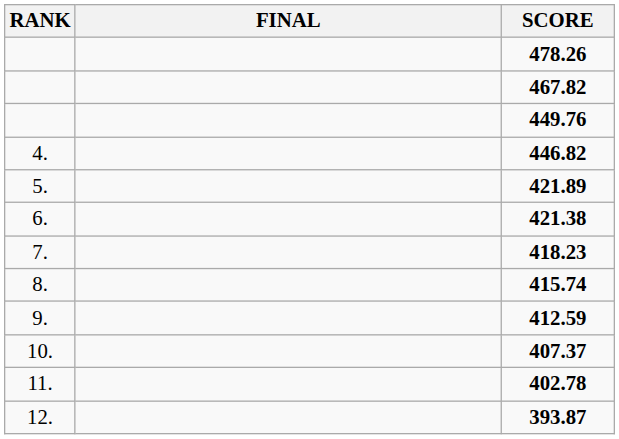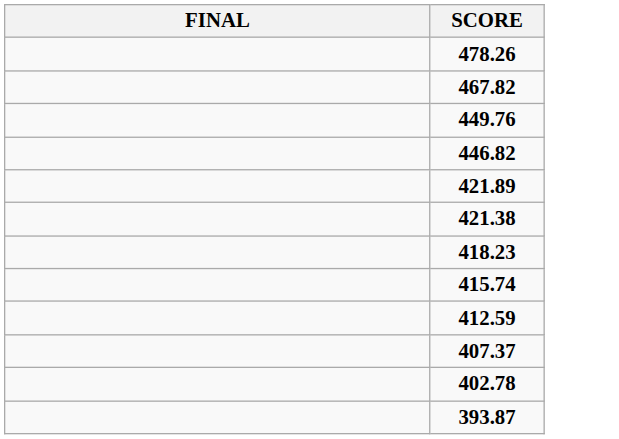- column: (40, 20)
